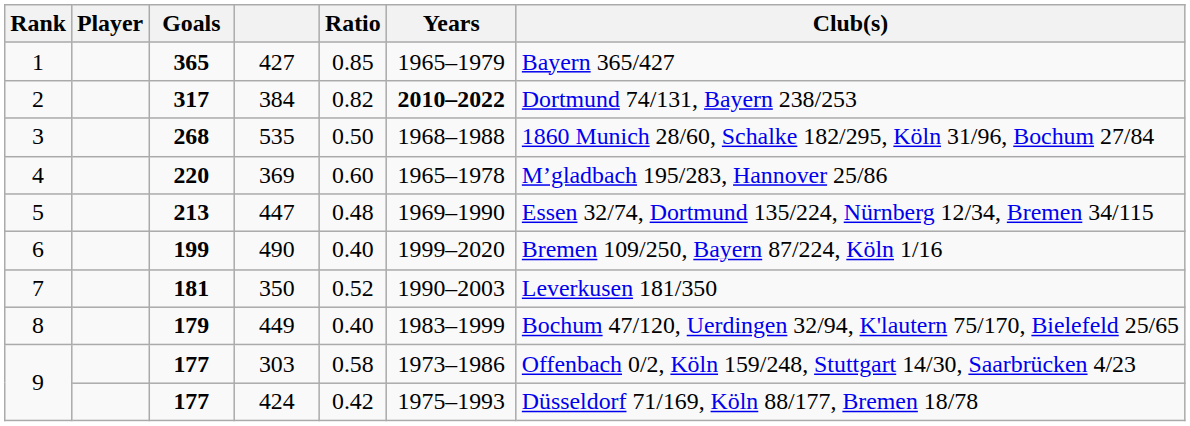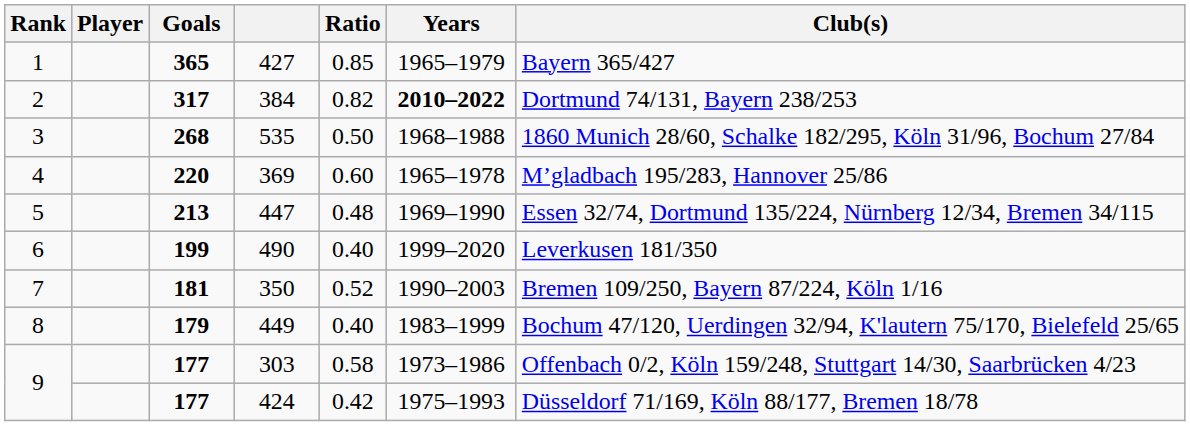(732, 250) Bremen 109/250, Bayern 87/224, Köln 1/16 -> (620, 250) Leverkusen 181/350
(620, 288) Leverkusen 181/350 -> (732, 288) Bremen 109/250, Bayern 87/224, Köln 1/16
